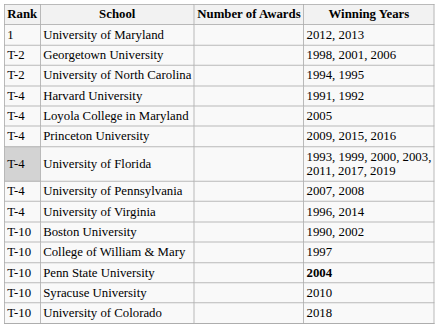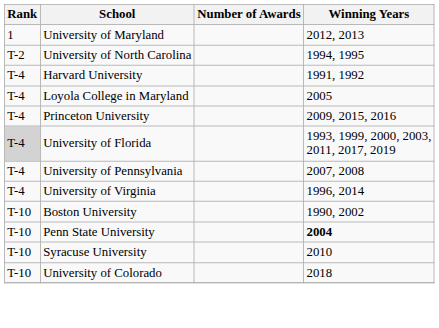- row: (103, 55)
- row: (114, 252)
